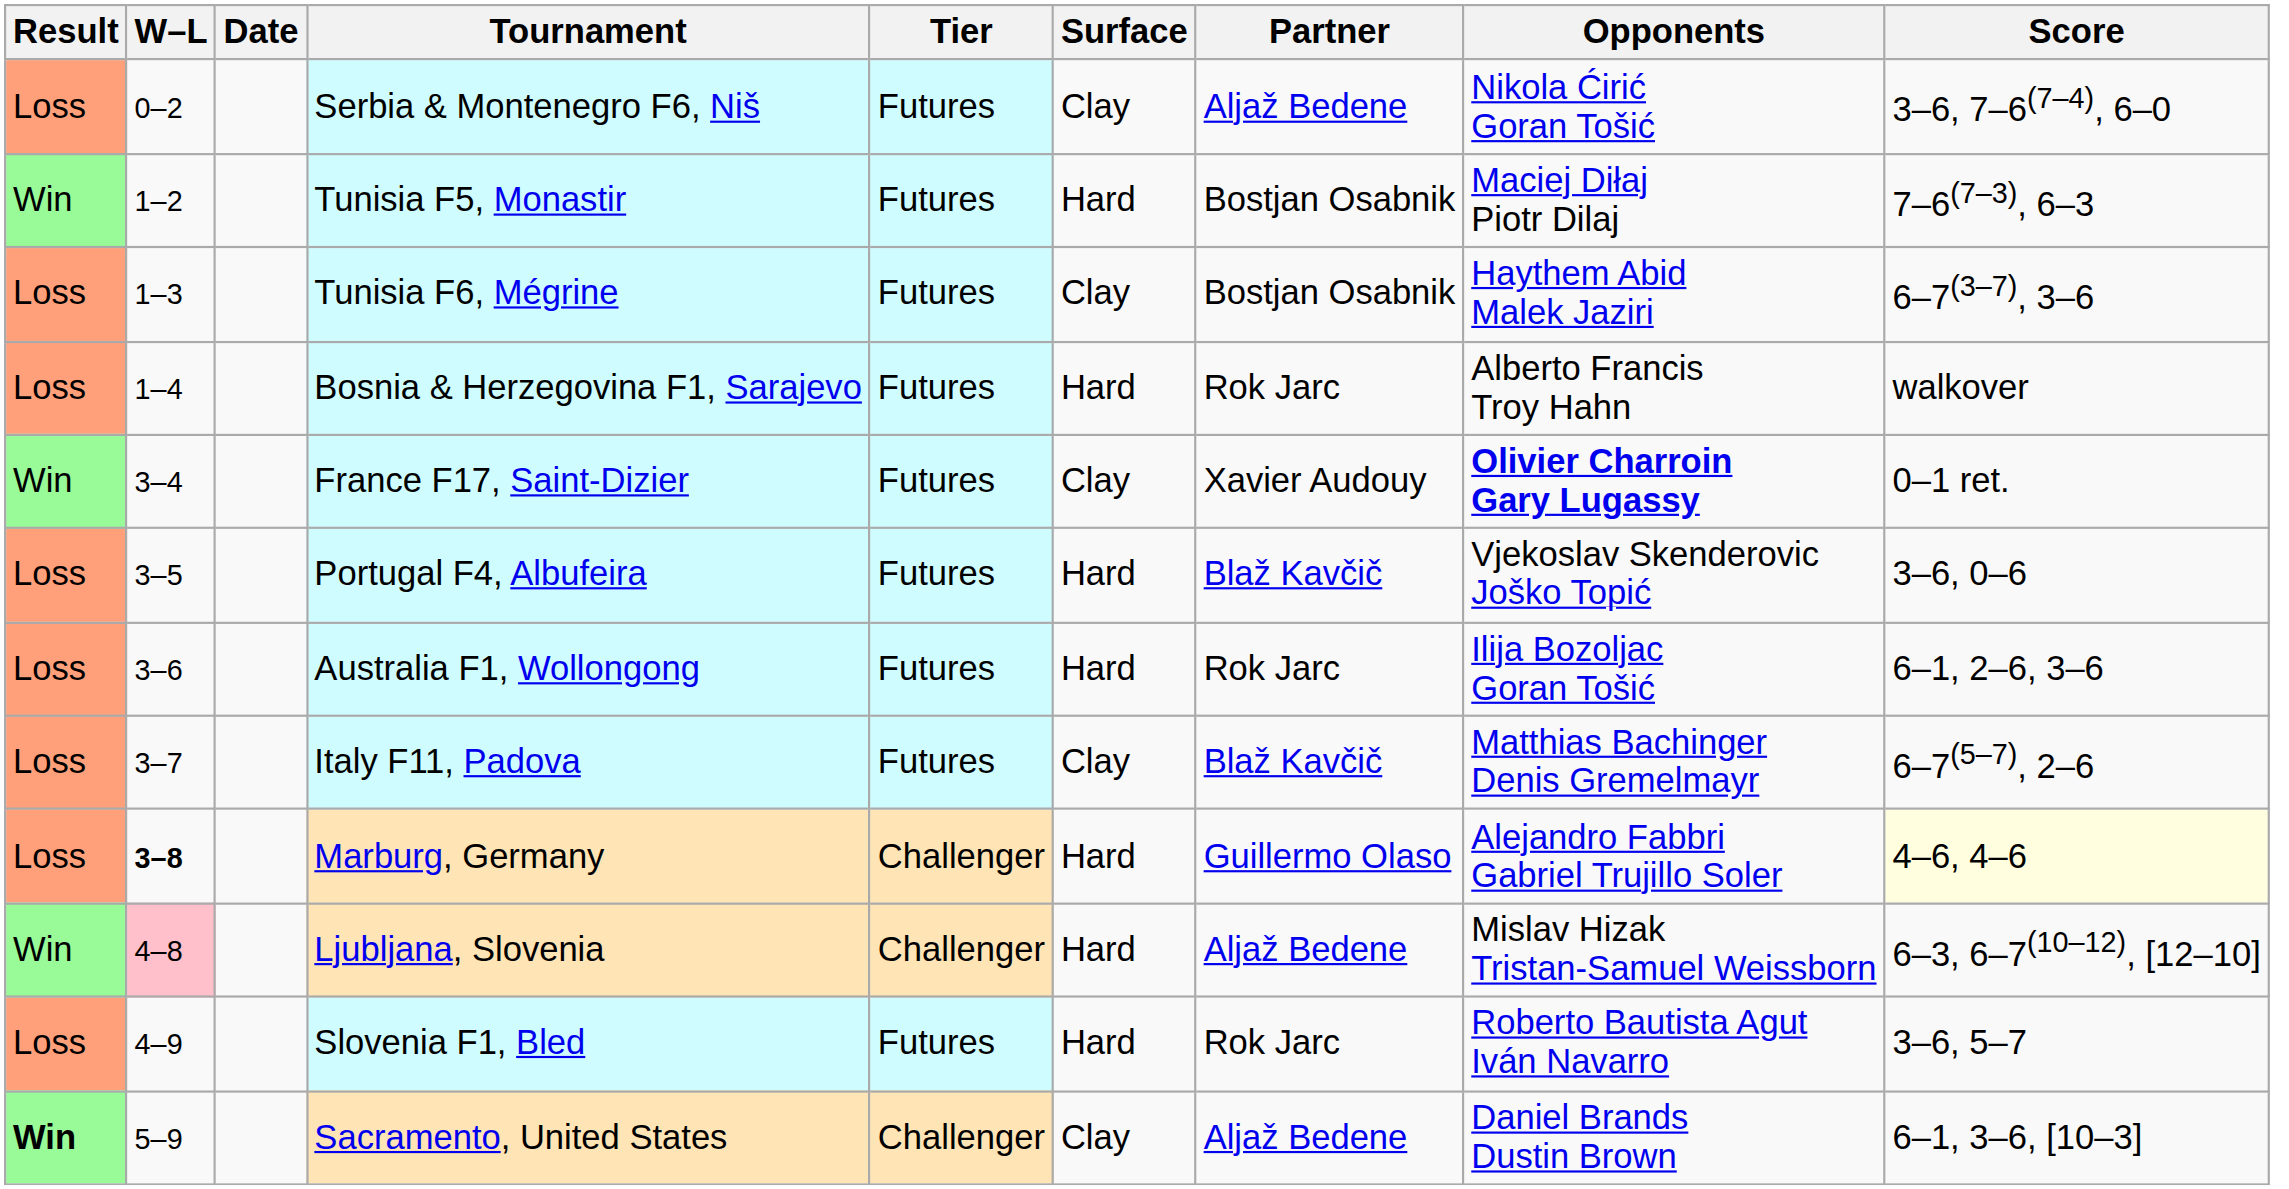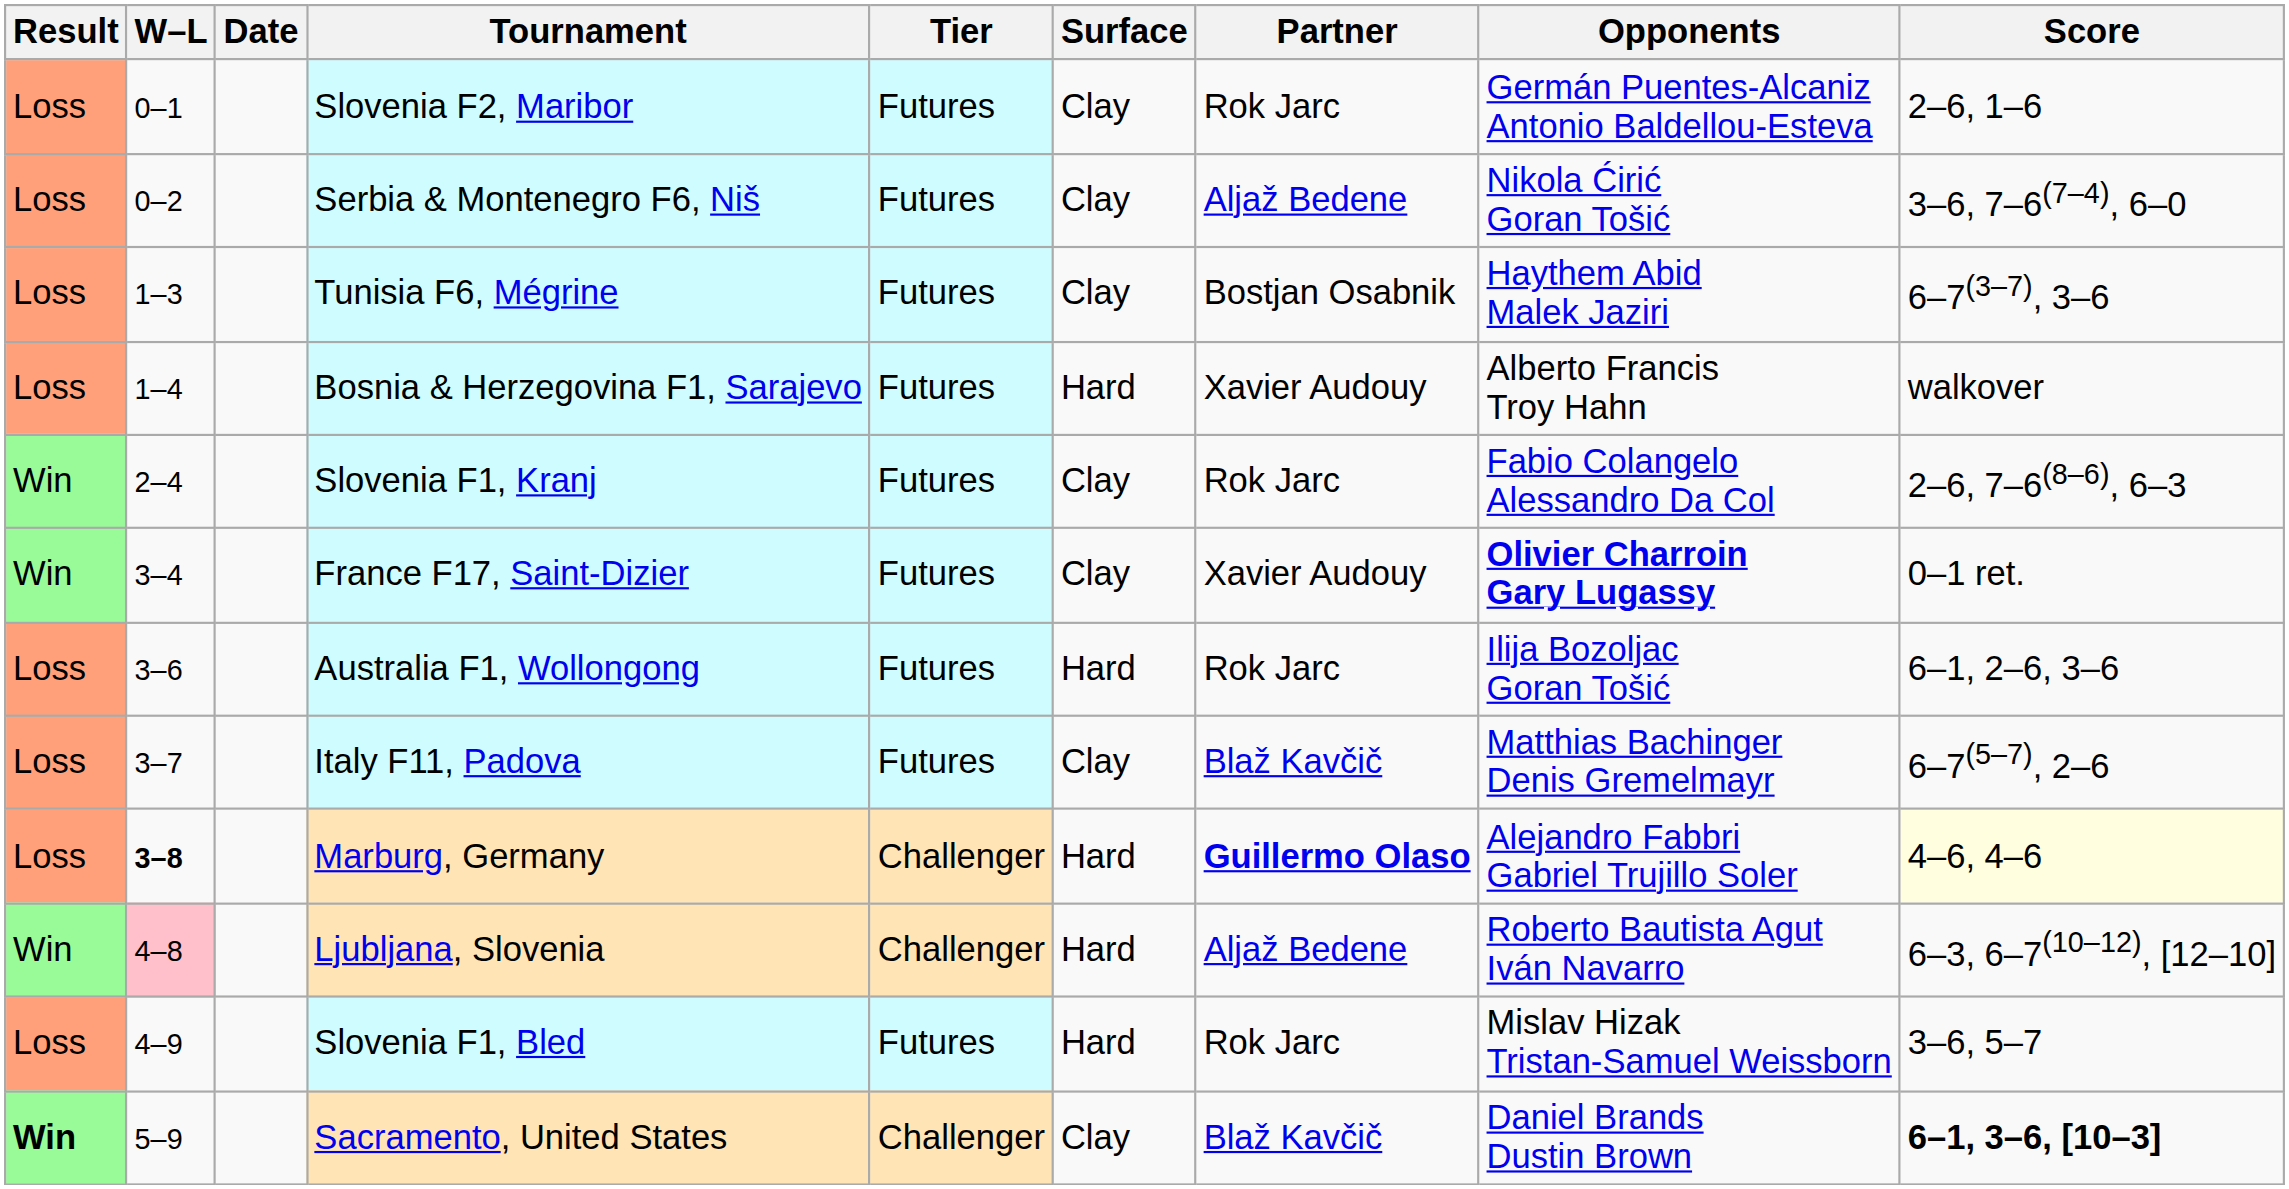+ row: (474, 106)
- row: (470, 199)
(1272, 387) Rok Jarc -> (1315, 387) Xavier Audouy
+ row: (456, 480)
- row: (481, 574)
(1328, 855) normal -> (1337, 855) bold
(1674, 949) Mislav Hizak Tristan-Samuel Weissborn -> (1655, 949) Roberto Bautista Agut Iván Navarro
(1639, 1043) Roberto Bautista Agut Iván Navarro -> (1689, 1043) Mislav Hizak Tristan-Samuel Weissborn
(1305, 1136) Aljaž Bedene -> (1293, 1136) Blaž Kavčič
(2017, 1136) normal -> (2035, 1136) bold
